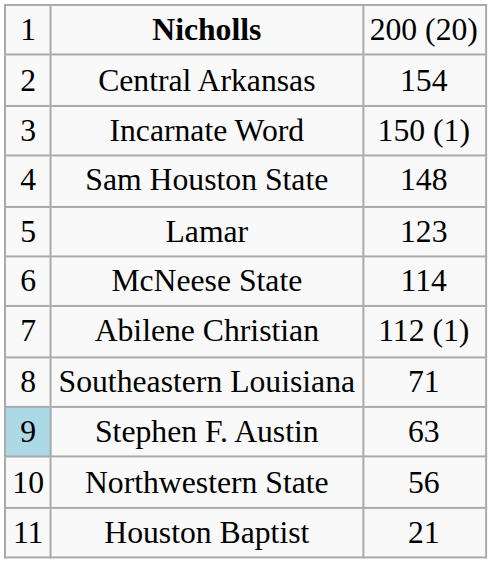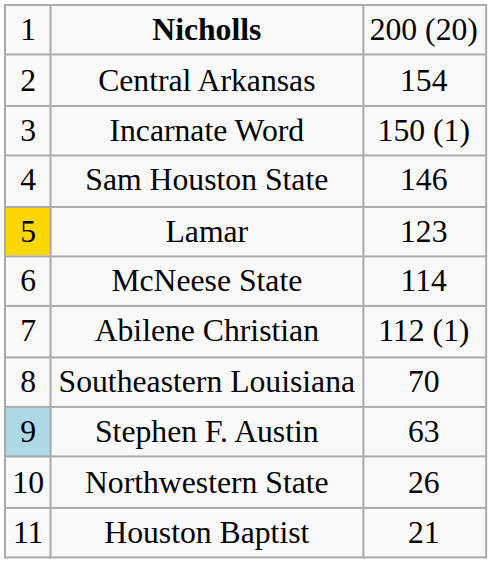(424, 180) 148 -> (424, 180) 146
(28, 230) no background -> (28, 230) gold background
(424, 381) 71 -> (424, 381) 70
(424, 481) 56 -> (424, 481) 26
